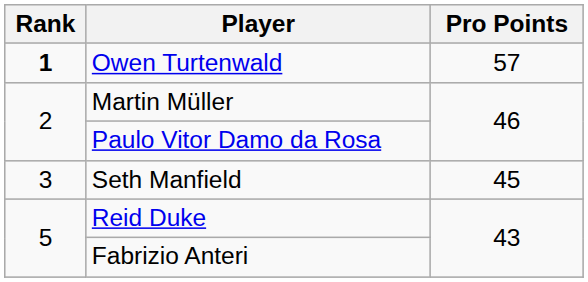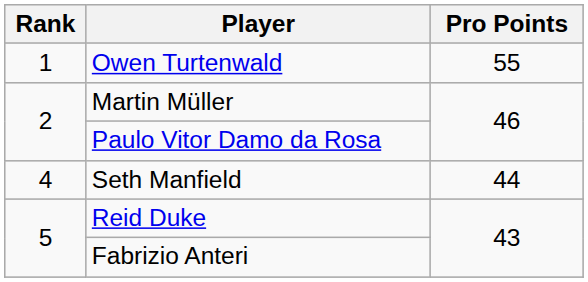(45, 62) bold -> (45, 62) normal
(507, 62) 57 -> (507, 62) 55
(45, 179) 3 -> (45, 179) 4
(507, 179) 45 -> (507, 179) 44
